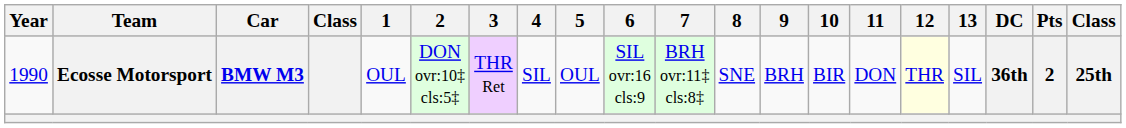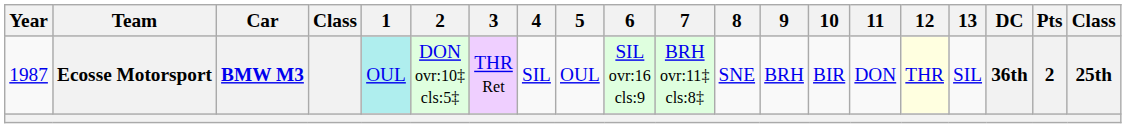(29, 74) 1990 -> (29, 74) 1987
(386, 74) no background -> (386, 74) paleturquoise background
